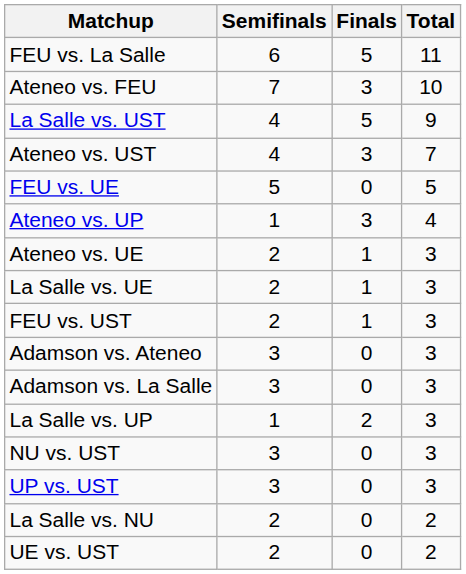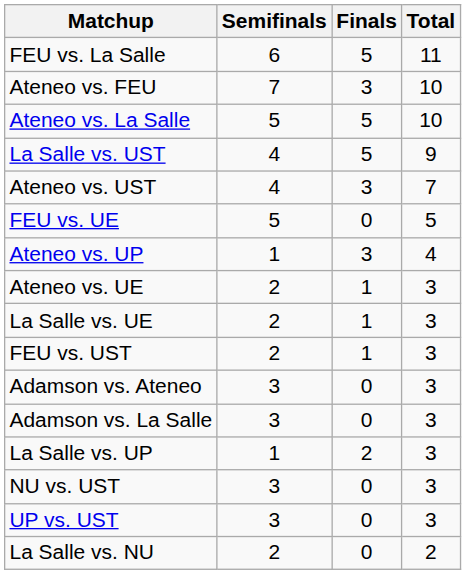+ row: (100, 120)
- row: (64, 552)
